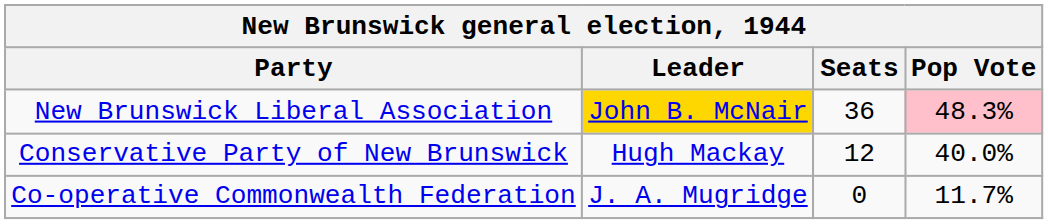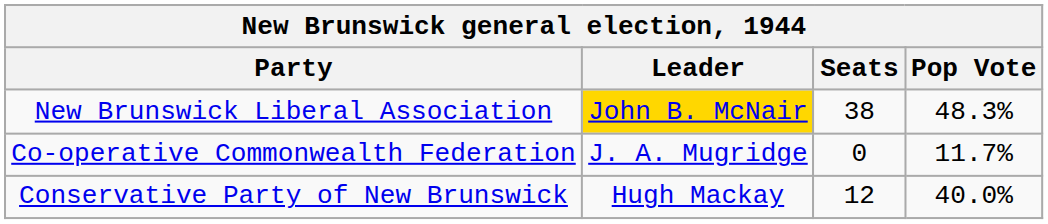(859, 111) 36 -> (859, 111) 38
(974, 111) pink background -> (974, 111) no background
rows swapped: (293, 154) <-> (293, 197)
